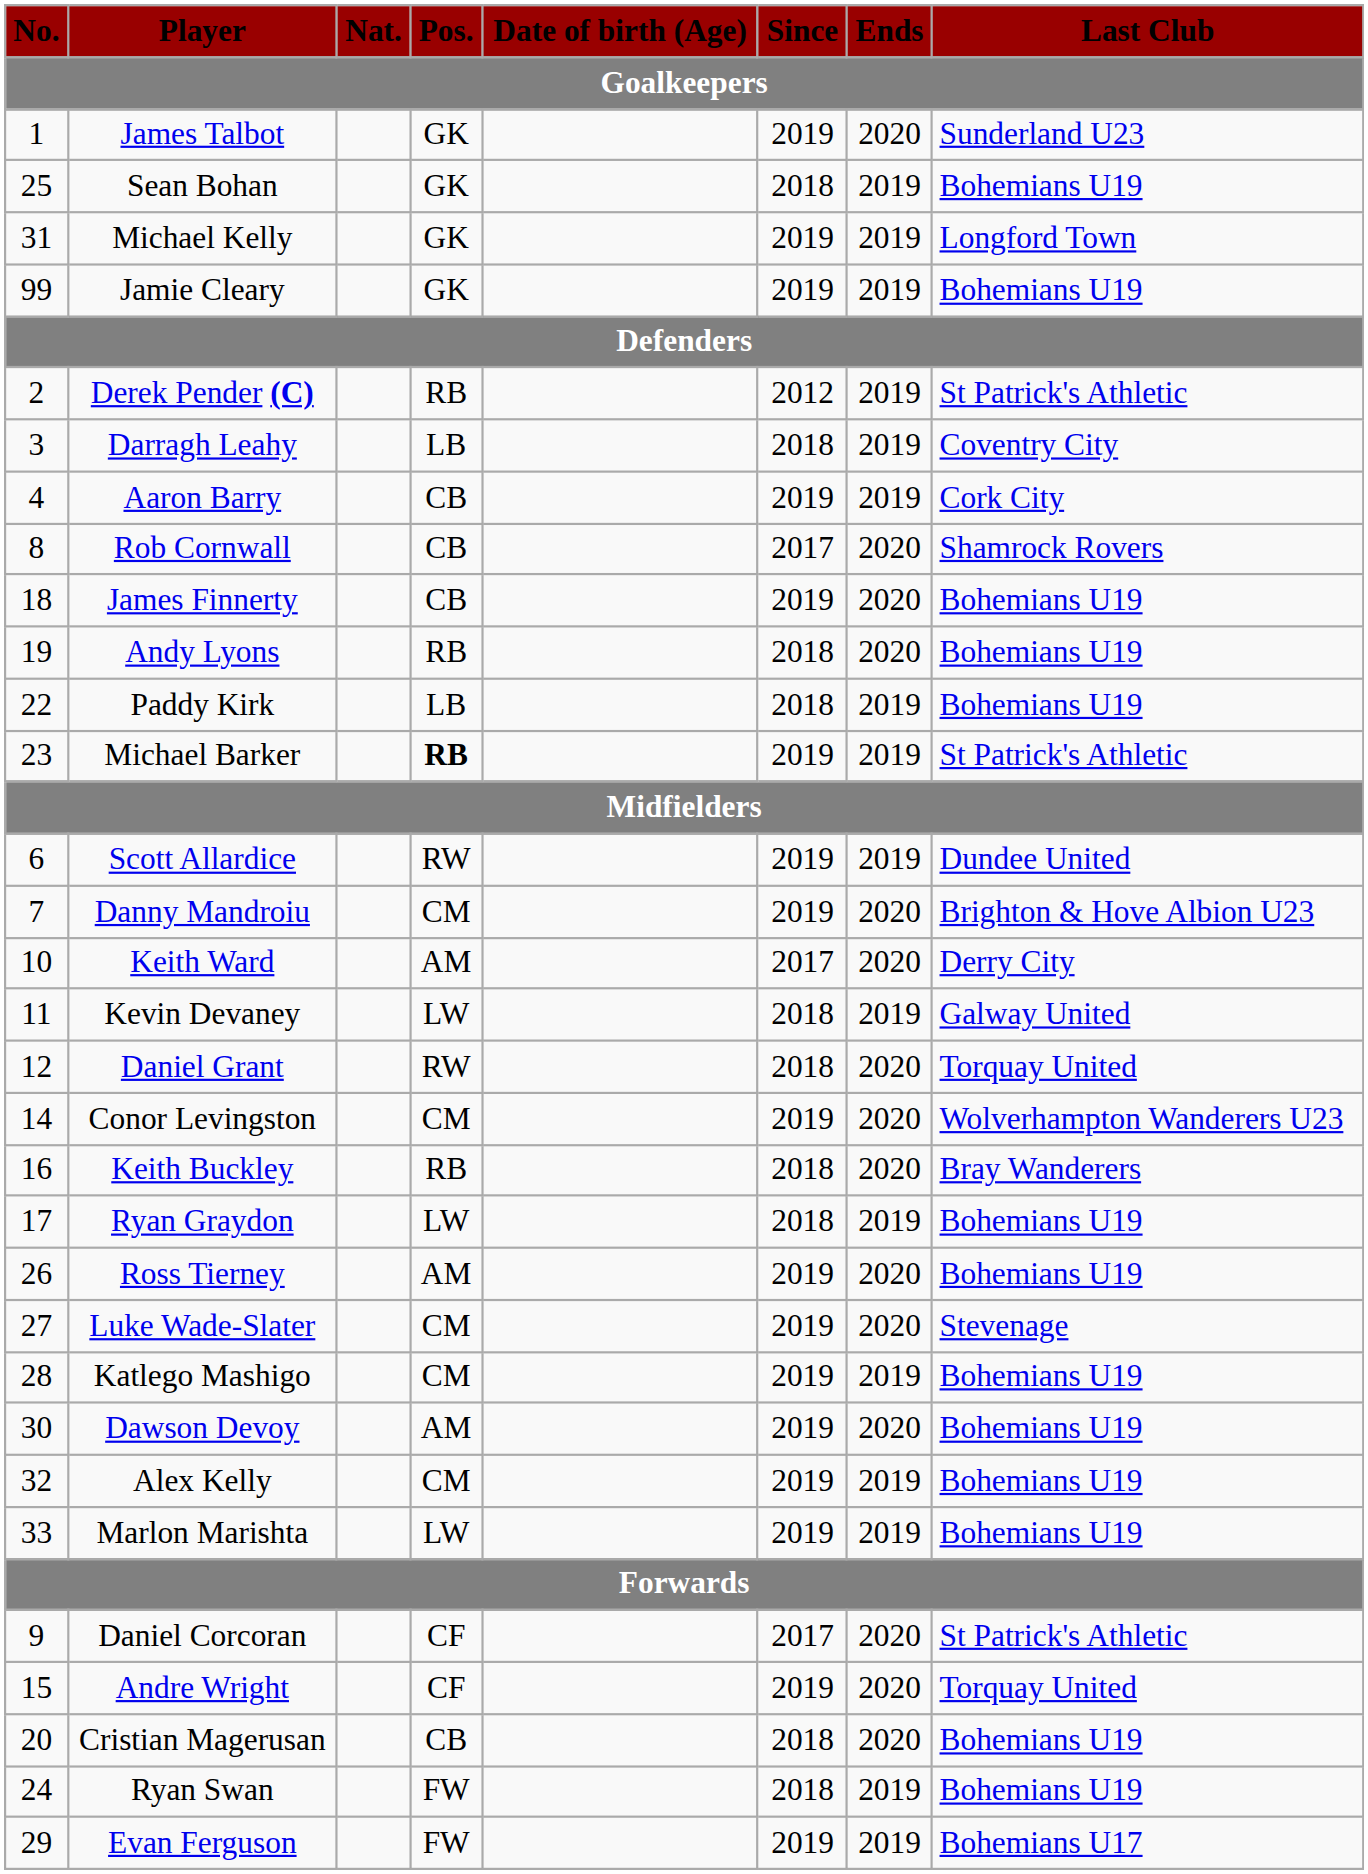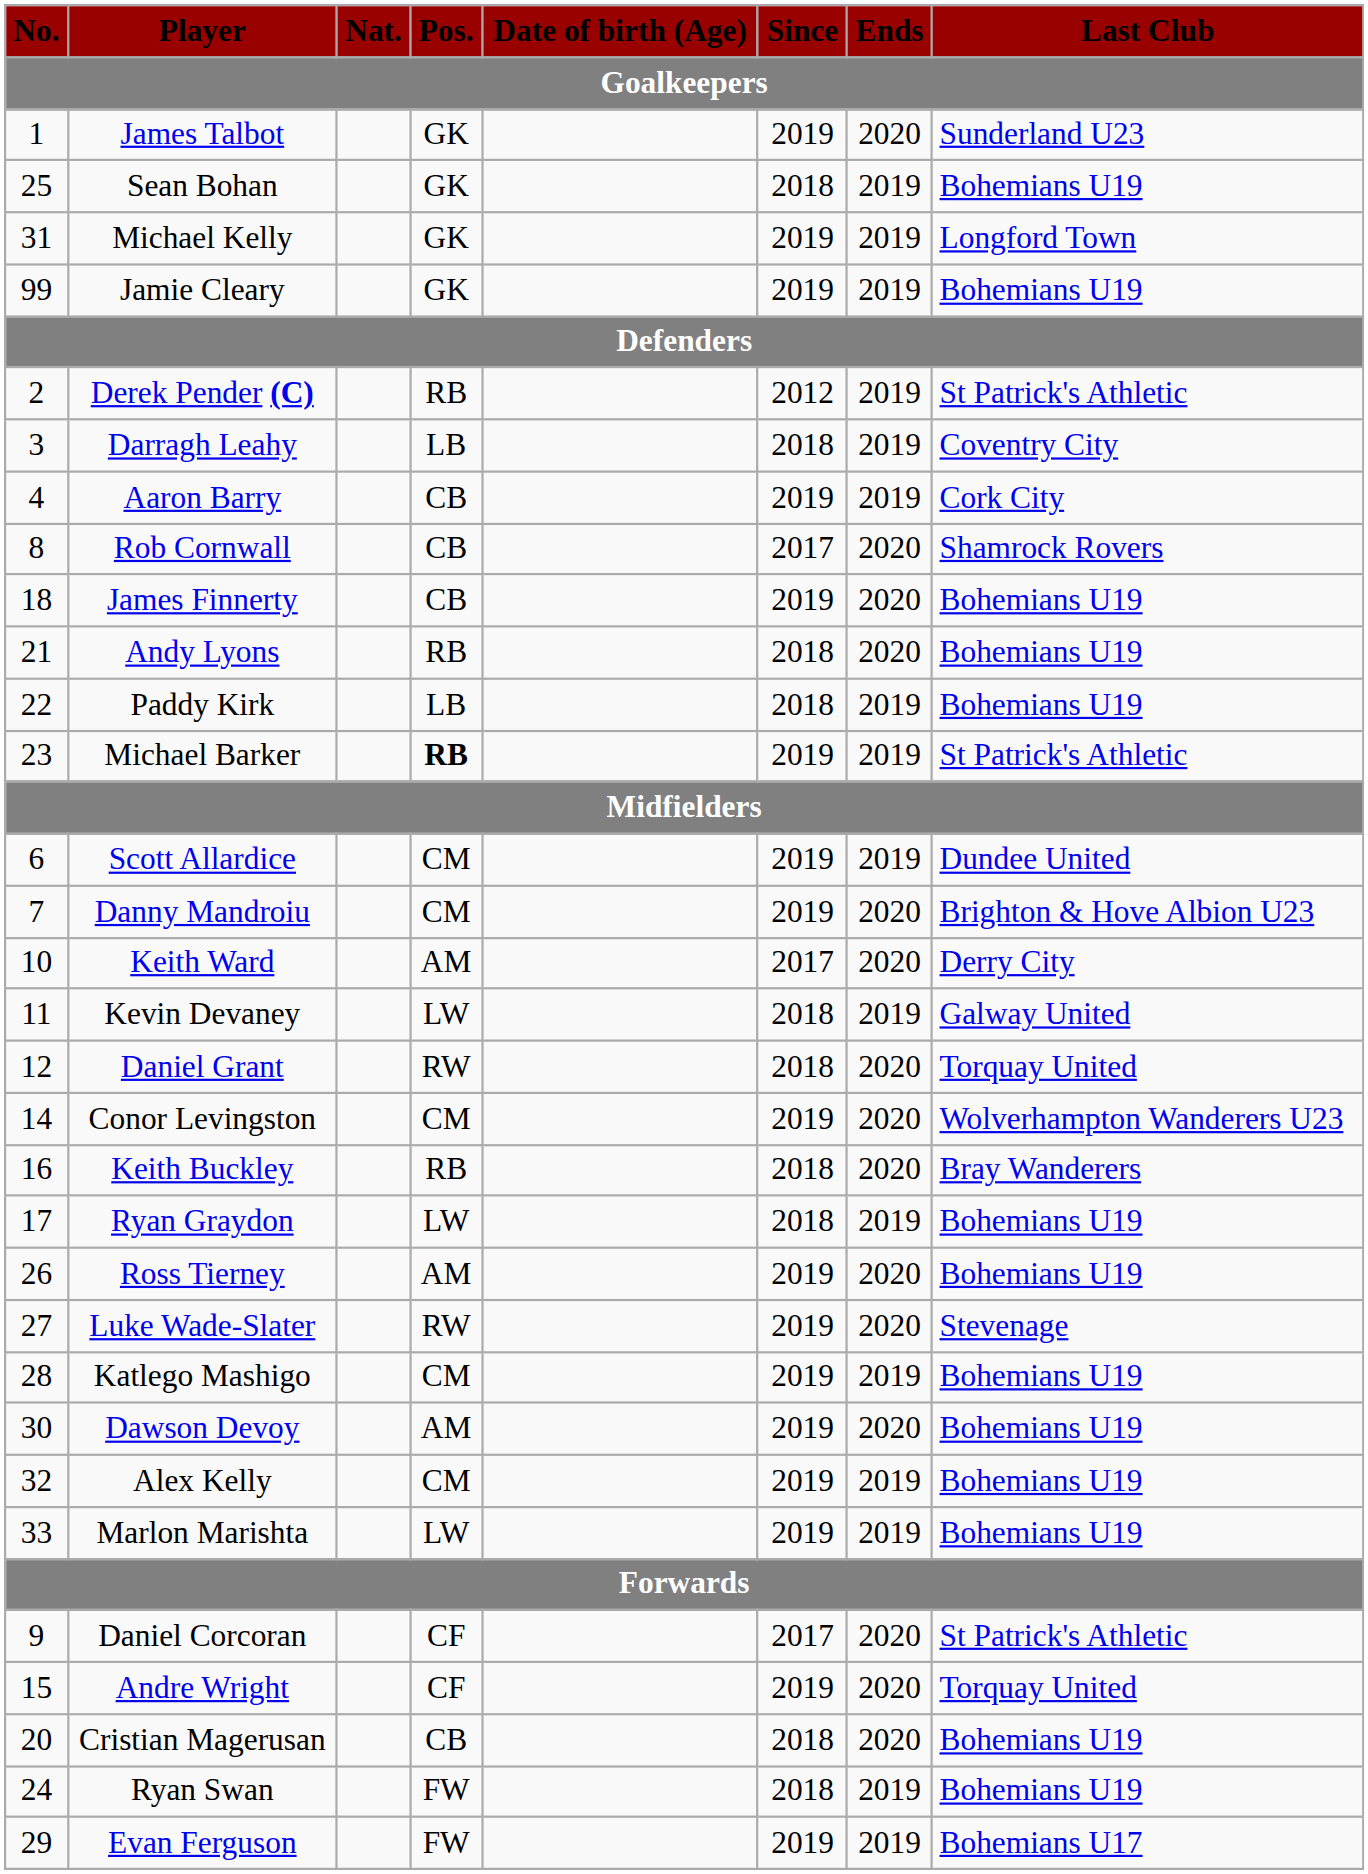(36, 652) 19 -> (36, 652) 21
(446, 859) RW -> (446, 859) CM
(446, 1325) CM -> (446, 1325) RW
